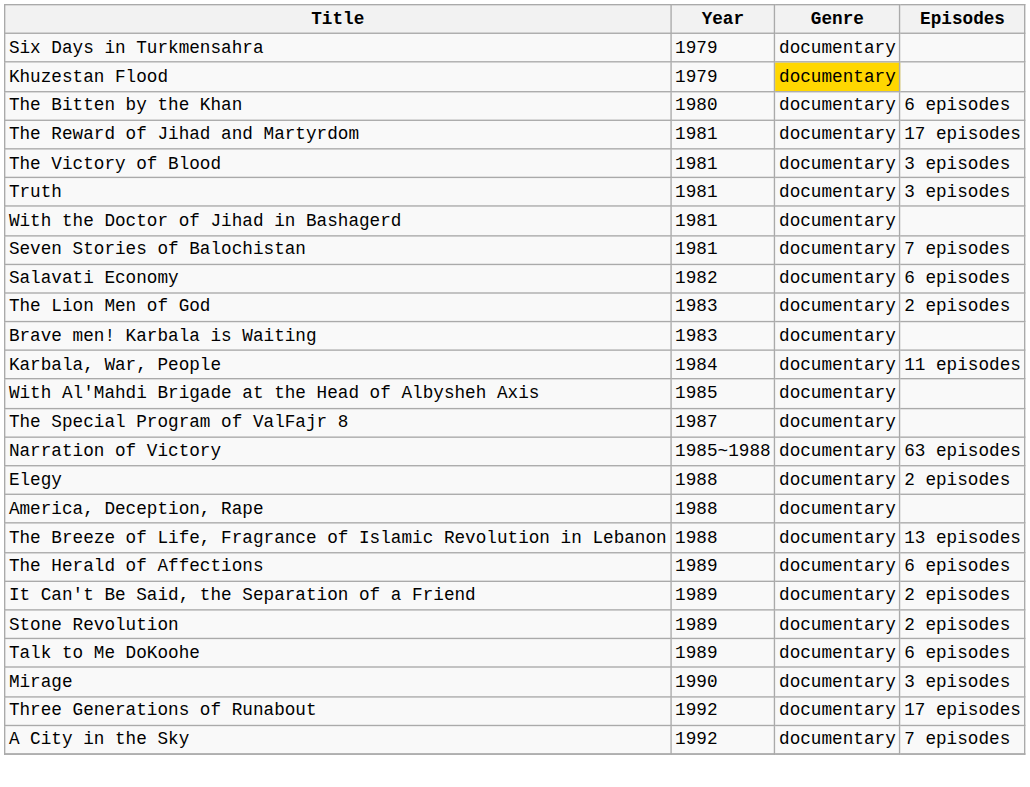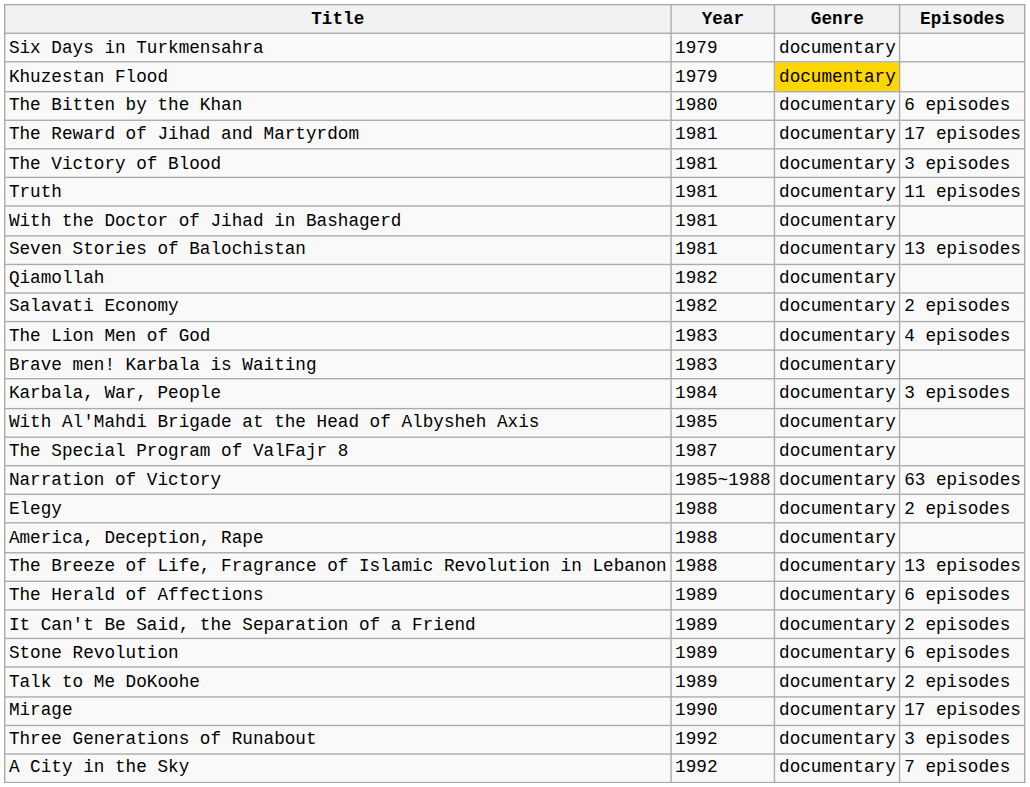(957, 192) 3 episodes -> (963, 192) 11 episodes
(957, 250) 7 episodes -> (963, 250) 13 episodes
+ row: (57, 278)
(957, 278) 6 episodes -> (957, 307) 2 episodes
(957, 307) 2 episodes -> (957, 336) 4 episodes
(963, 365) 11 episodes -> (957, 394) 3 episodes
(957, 624) 2 episodes -> (957, 653) 6 episodes
(957, 653) 6 episodes -> (957, 682) 2 episodes
(957, 682) 3 episodes -> (963, 711) 17 episodes
(963, 711) 17 episodes -> (957, 739) 3 episodes
